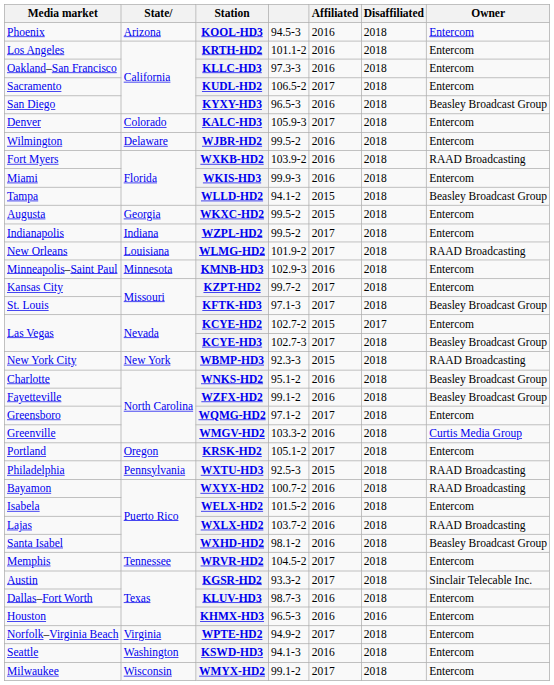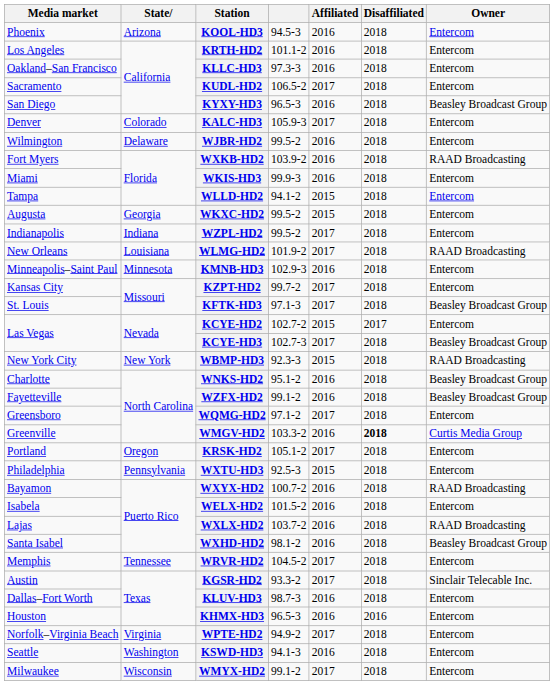(488, 196) Beasley Broadcast Group -> (452, 196) Entercom
(375, 433) normal -> (375, 433) bold
(477, 470) RAAD Broadcasting -> (452, 470) Entercom
